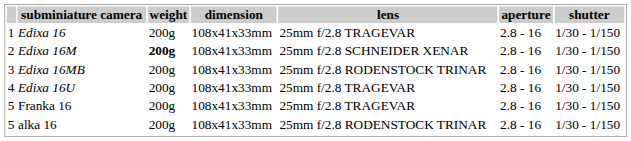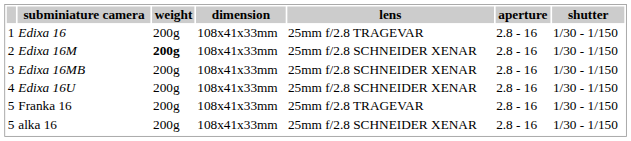(383, 69) 25mm f/2.8 RODENSTOCK TRINAR -> (382, 69) 25mm f/2.8 SCHNEIDER XENAR
(347, 87) 25mm f/2.8 TRAGEVAR -> (382, 87) 25mm f/2.8 SCHNEIDER XENAR
(383, 124) 25mm f/2.8 RODENSTOCK TRINAR -> (382, 124) 25mm f/2.8 SCHNEIDER XENAR
